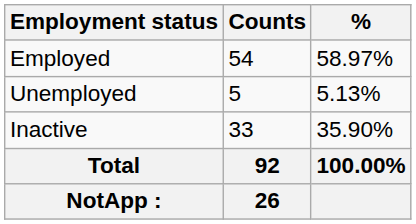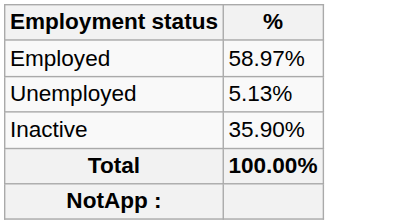- column: (267, 22)
